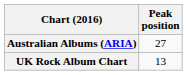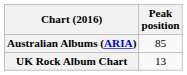(161, 43) 27 -> (161, 43) 85
